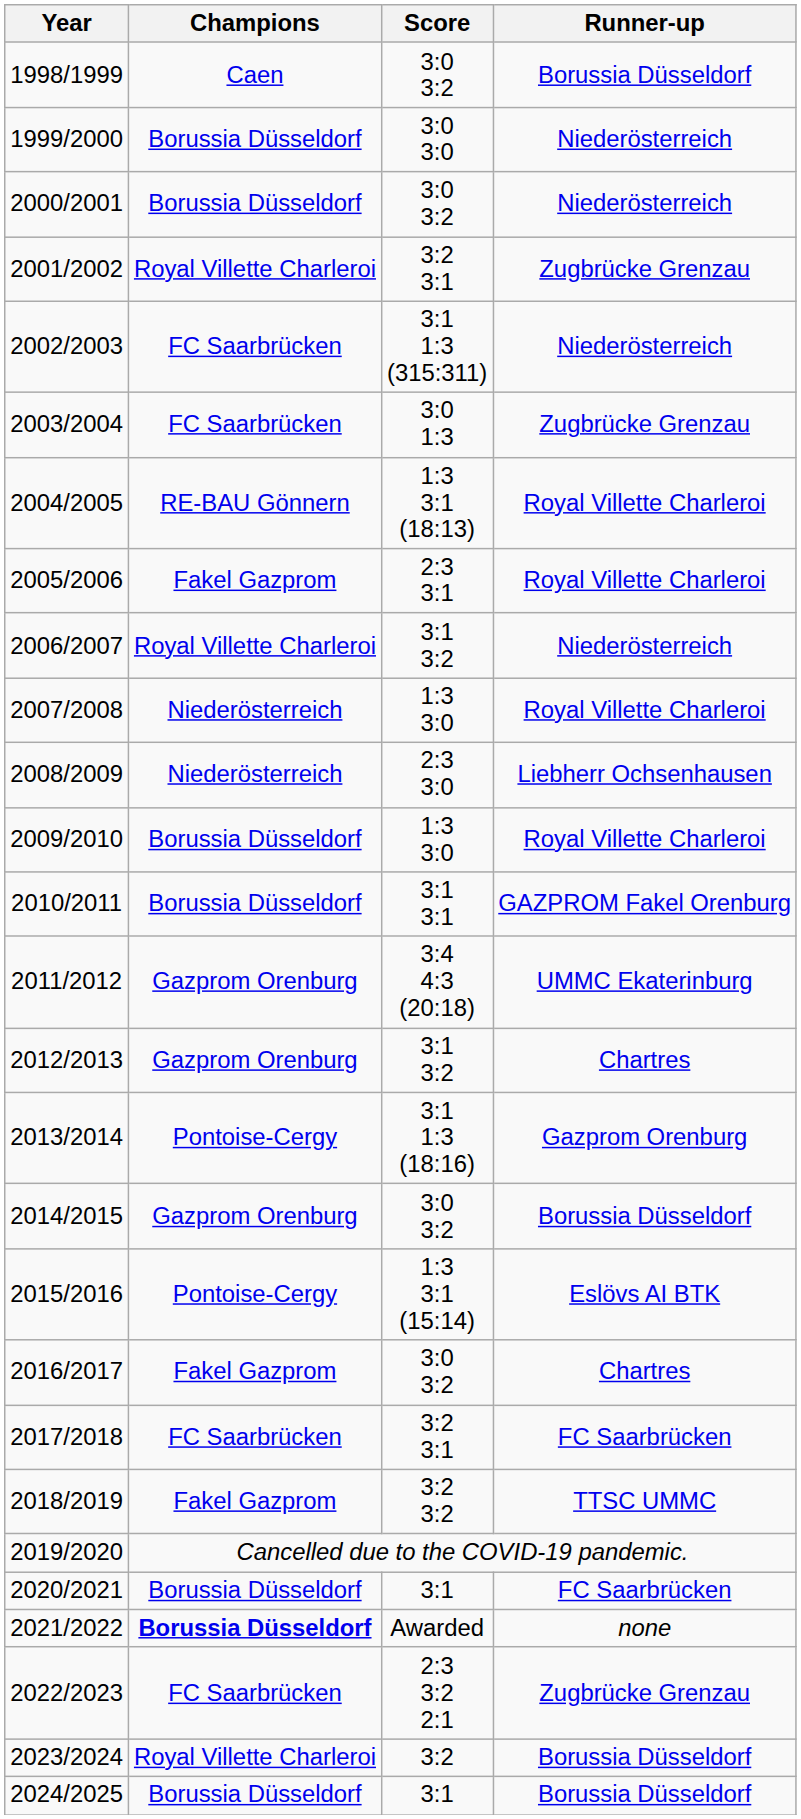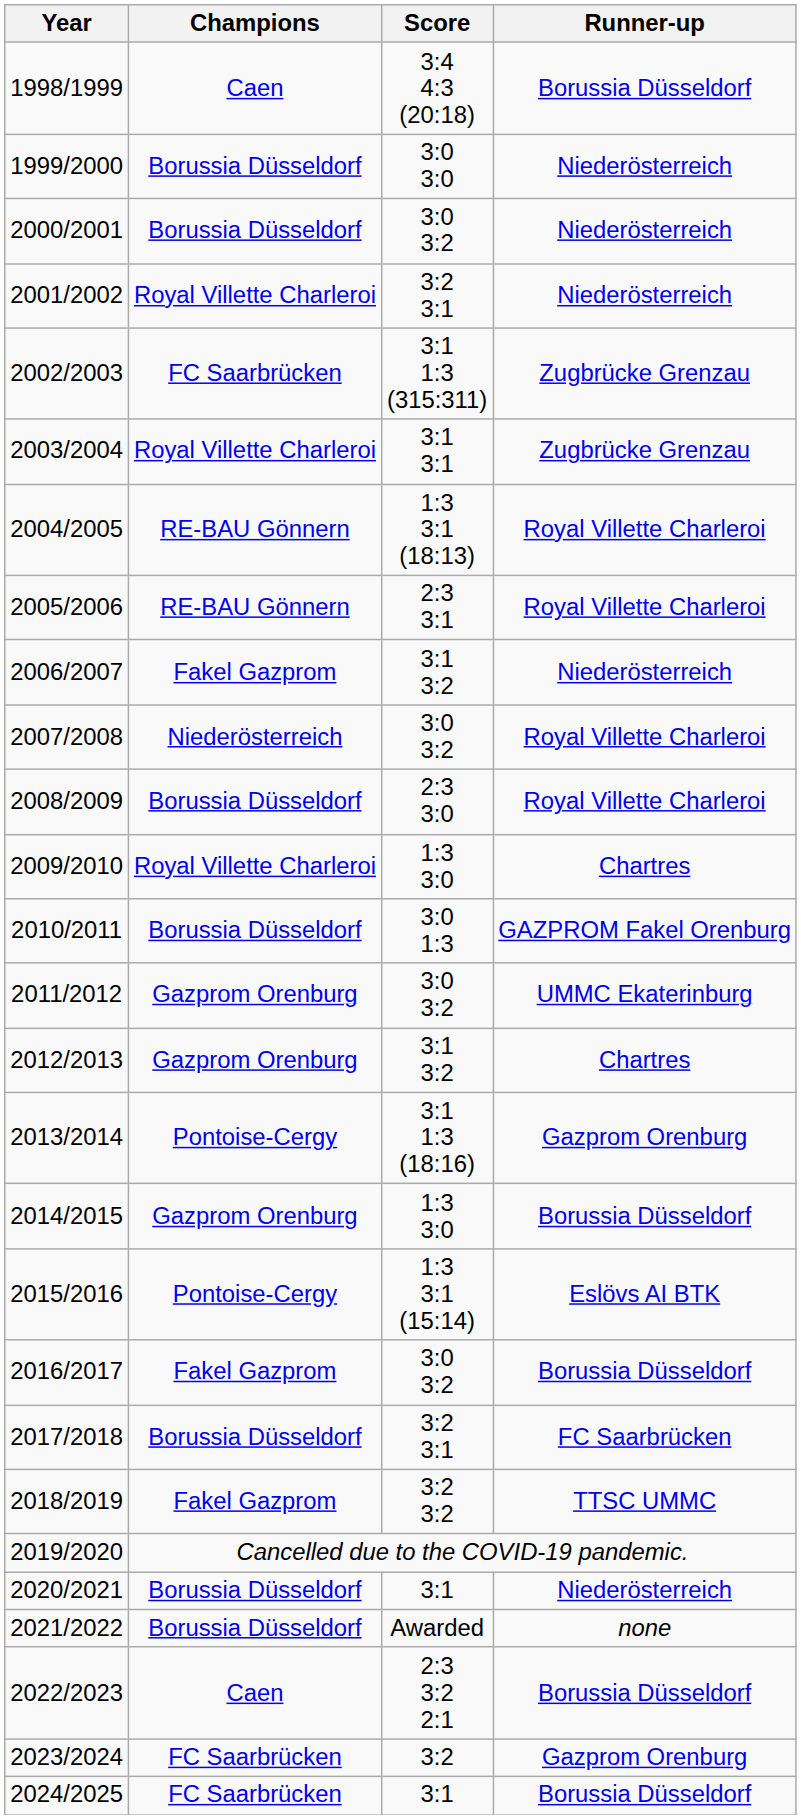(437, 74) 3:0 3:2 -> (437, 88) 3:4 4:3 (20:18)
(645, 268) Zugbrücke Grenzau -> (645, 295) Niederösterreich
(645, 346) Niederösterreich -> (645, 373) Zugbrücke Grenzau
(255, 424) FC Saarbrücken -> (255, 451) Royal Villette Charleroi
(437, 424) 3:0 1:3 -> (437, 451) 3:1 3:1
(255, 580) Fakel Gazprom -> (255, 607) RE-BAU Gönnern
(255, 645) Royal Villette Charleroi -> (255, 672) Fakel Gazprom
(437, 709) 1:3 3:0 -> (437, 736) 3:0 3:2
(255, 774) Niederösterreich -> (255, 801) Borussia Düsseldorf
(645, 774) Liebherr Ochsenhausen -> (645, 801) Royal Villette Charleroi
(255, 839) Borussia Düsseldorf -> (255, 865) Royal Villette Charleroi
(645, 839) Royal Villette Charleroi -> (645, 865) Chartres
(437, 903) 3:1 3:1 -> (437, 930) 3:0 1:3
(437, 981) 3:4 4:3 (20:18) -> (437, 995) 3:0 3:2
(437, 1215) 3:0 3:2 -> (437, 1215) 1:3 3:0
(645, 1372) Chartres -> (645, 1372) Borussia Düsseldorf
(255, 1436) FC Saarbrücken -> (255, 1436) Borussia Düsseldorf
(645, 1590) FC Saarbrücken -> (645, 1590) Niederösterreich
(255, 1628) bold -> (255, 1628) normal
(255, 1692) FC Saarbrücken -> (255, 1692) Caen
(645, 1692) Zugbrücke Grenzau -> (645, 1692) Borussia Düsseldorf
(255, 1757) Royal Villette Charleroi -> (255, 1757) FC Saarbrücken
(645, 1757) Borussia Düsseldorf -> (645, 1757) Gazprom Orenburg
(255, 1795) Borussia Düsseldorf -> (255, 1795) FC Saarbrücken
